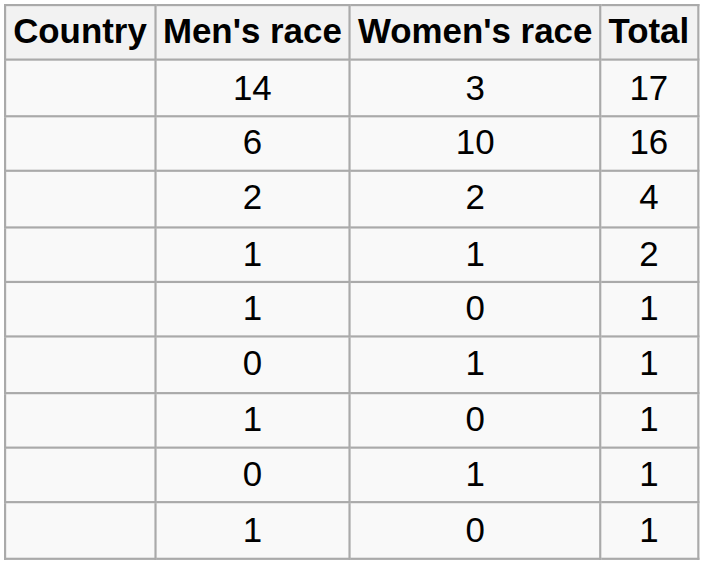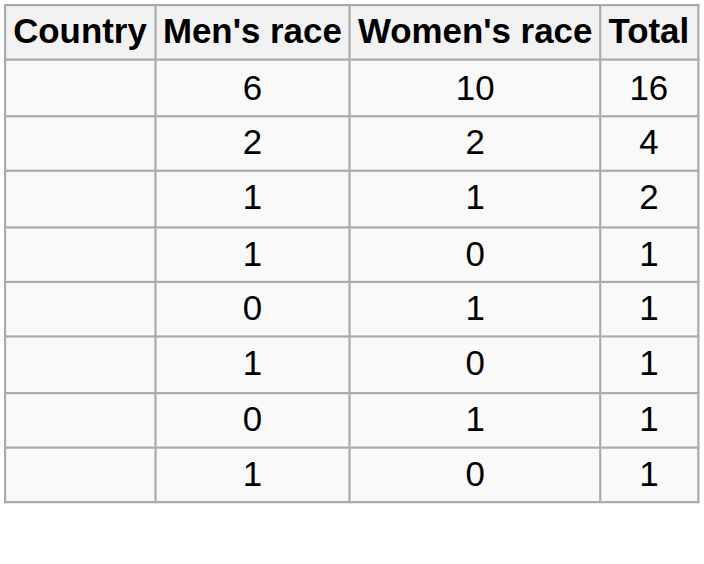- row: (252, 87)
